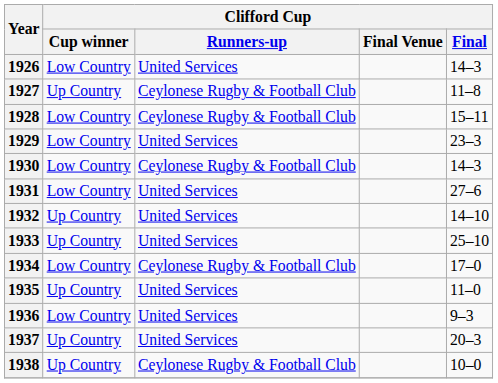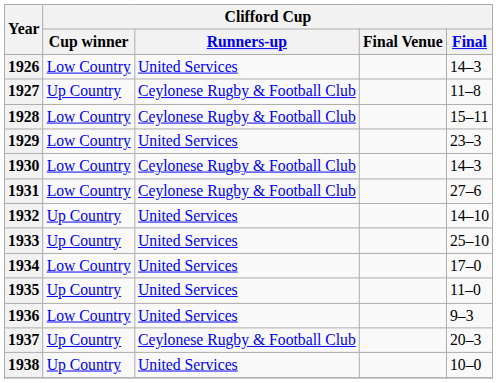(188, 191) United Services -> (247, 191) Ceylonese Rugby & Football Club
(247, 265) Ceylonese Rugby & Football Club -> (188, 265) United Services
(188, 340) United Services -> (247, 340) Ceylonese Rugby & Football Club
(247, 365) Ceylonese Rugby & Football Club -> (188, 365) United Services
